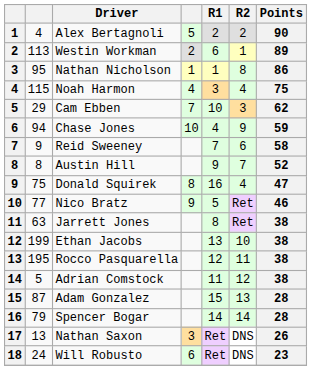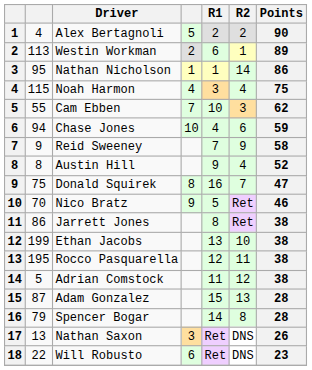(243, 71) 8 -> (243, 71) 14
(39, 109) 29 -> (39, 109) 55
(243, 128) 9 -> (243, 128) 6
(243, 147) 6 -> (243, 147) 9
(243, 166) 7 -> (243, 166) 4
(243, 185) 4 -> (243, 185) 7
(39, 204) 77 -> (39, 204) 70
(39, 223) 63 -> (39, 223) 86
(243, 318) 14 -> (243, 318) 8
(39, 356) 24 -> (39, 356) 22
